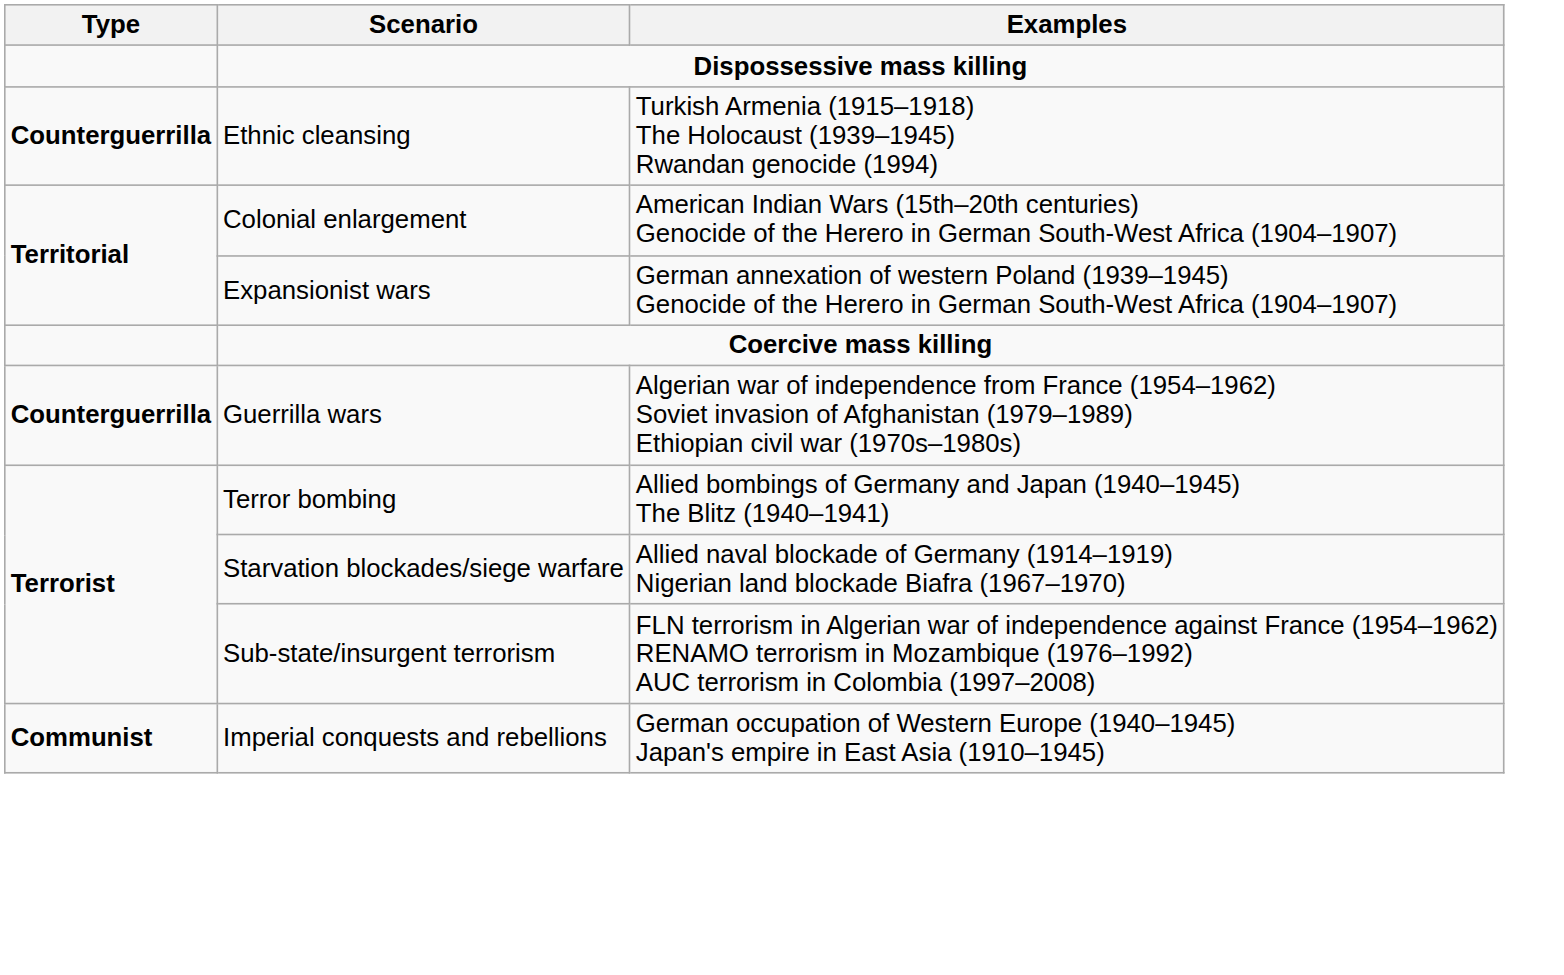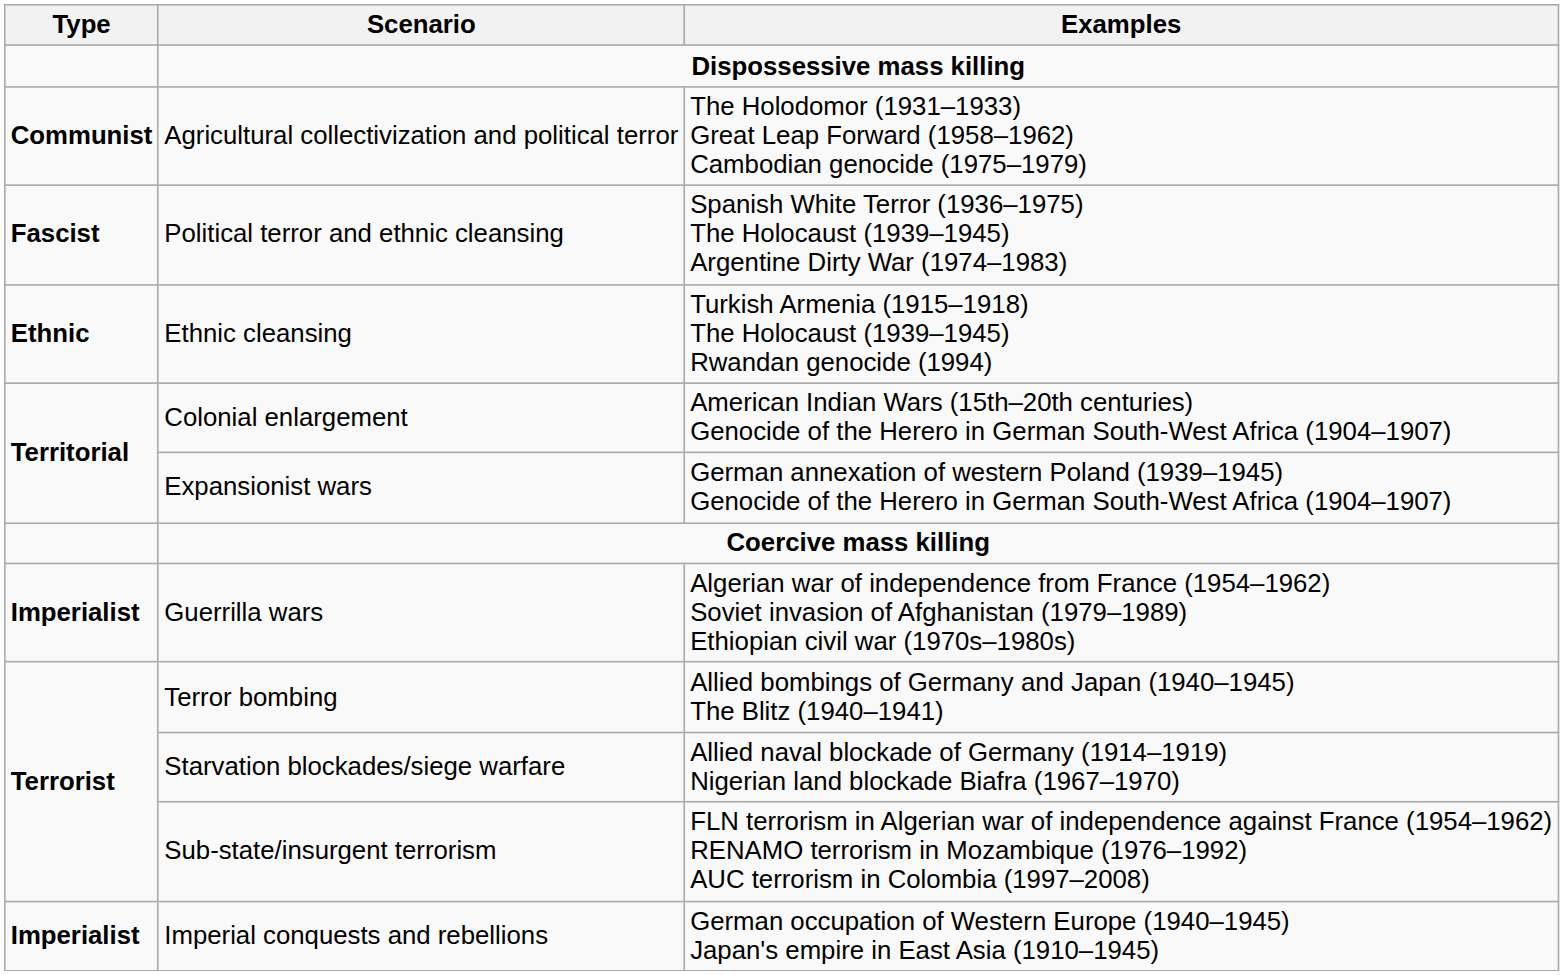+ row: (421, 135)
+ row: (364, 234)
(111, 135) Counterguerrilla -> (50, 333) Ethnic
(111, 414) Counterguerrilla -> (75, 612) Imperialist
(82, 737) Communist -> (75, 935) Imperialist
